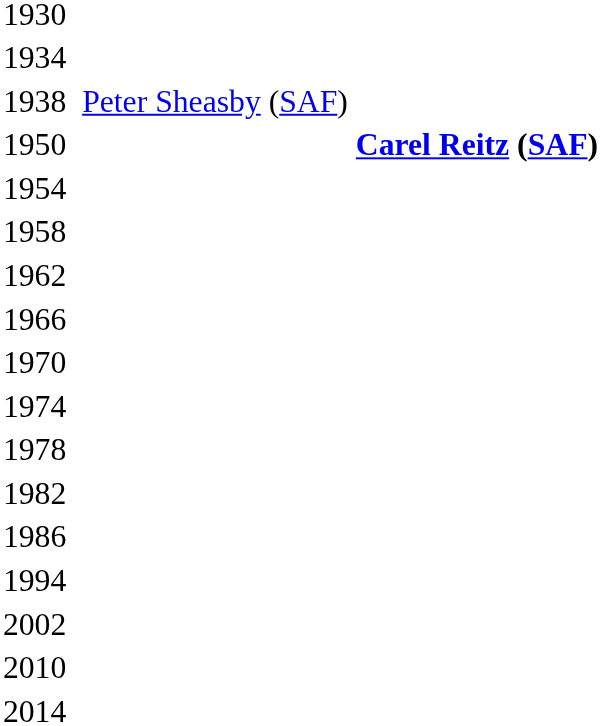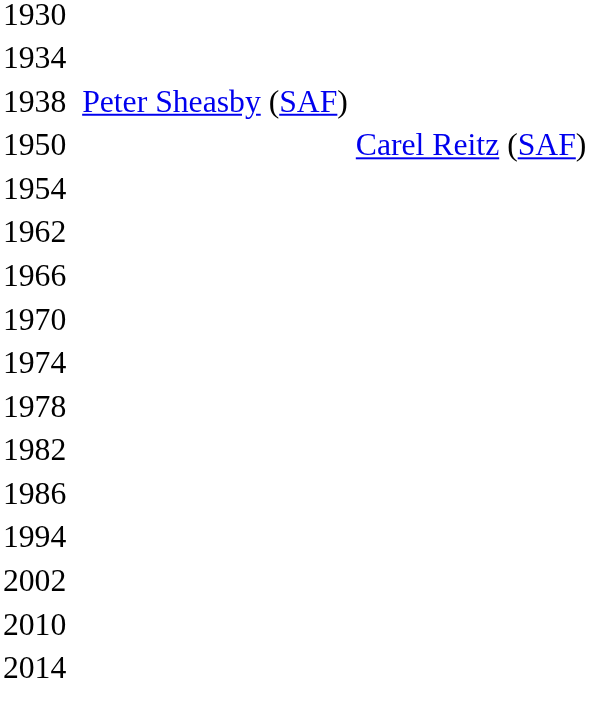(477, 144) bold -> (471, 144) normal
- row: (35, 232)
